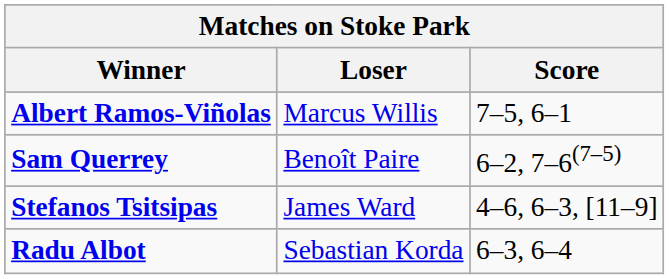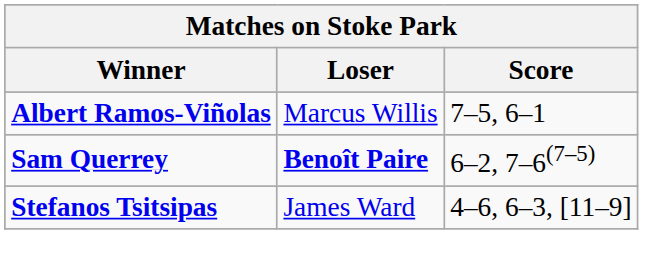(351, 160) normal -> (356, 160) bold
- row: (78, 250)
